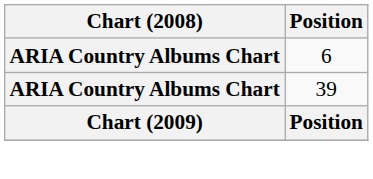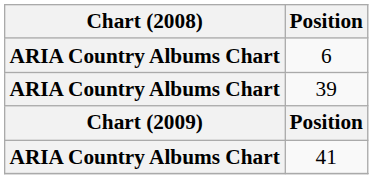+ row: (326, 156)
